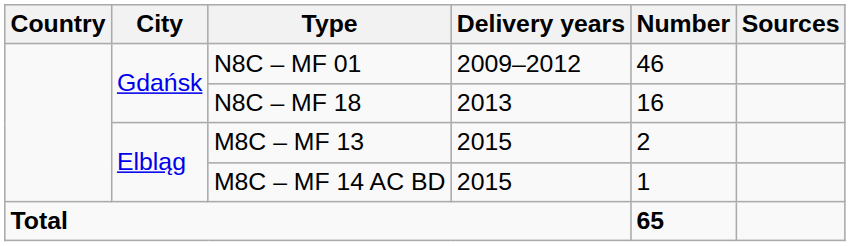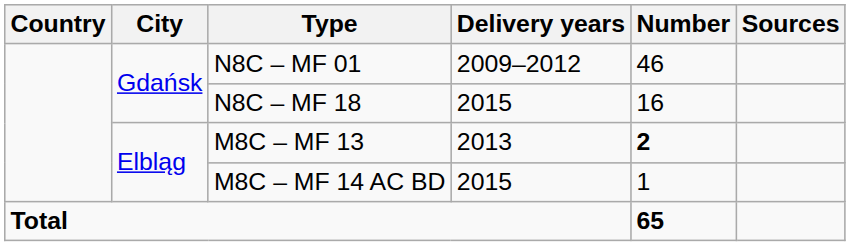(484, 102) 2013 -> (484, 102) 2015
(484, 142) 2015 -> (484, 142) 2013
(643, 142) normal -> (643, 142) bold
